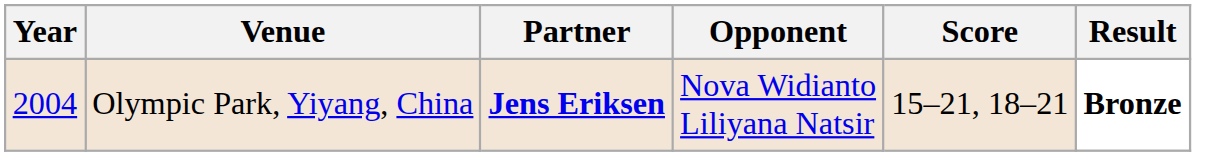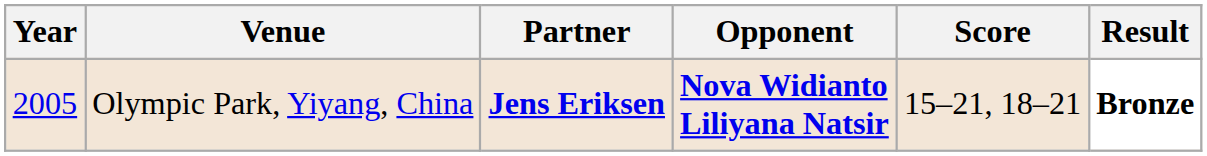(45, 103) 2004 -> (45, 103) 2005
(778, 103) normal -> (784, 103) bold
